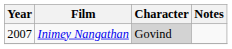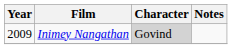(20, 33) 2007 -> (20, 33) 2009
